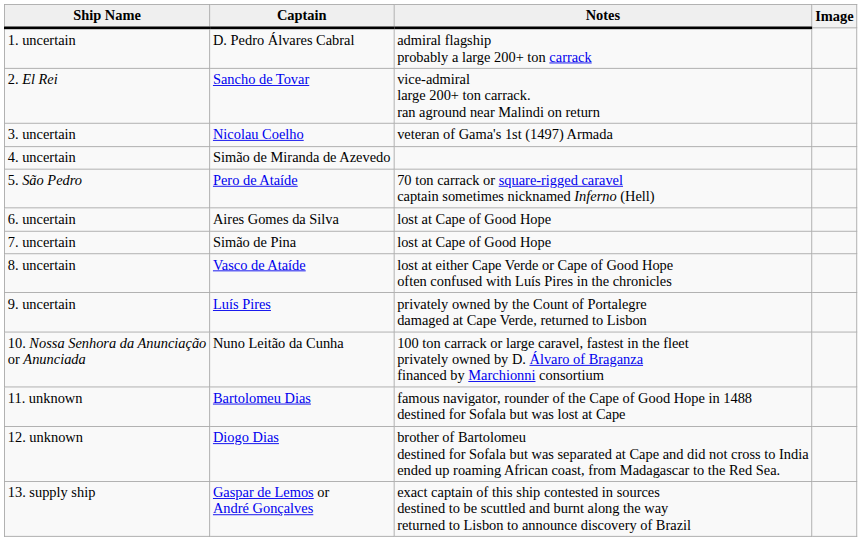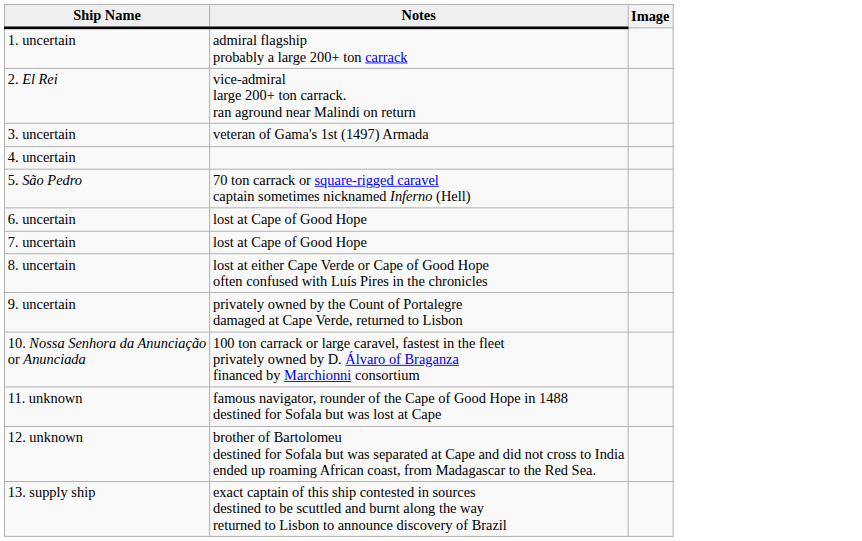- column: (302, 15)
